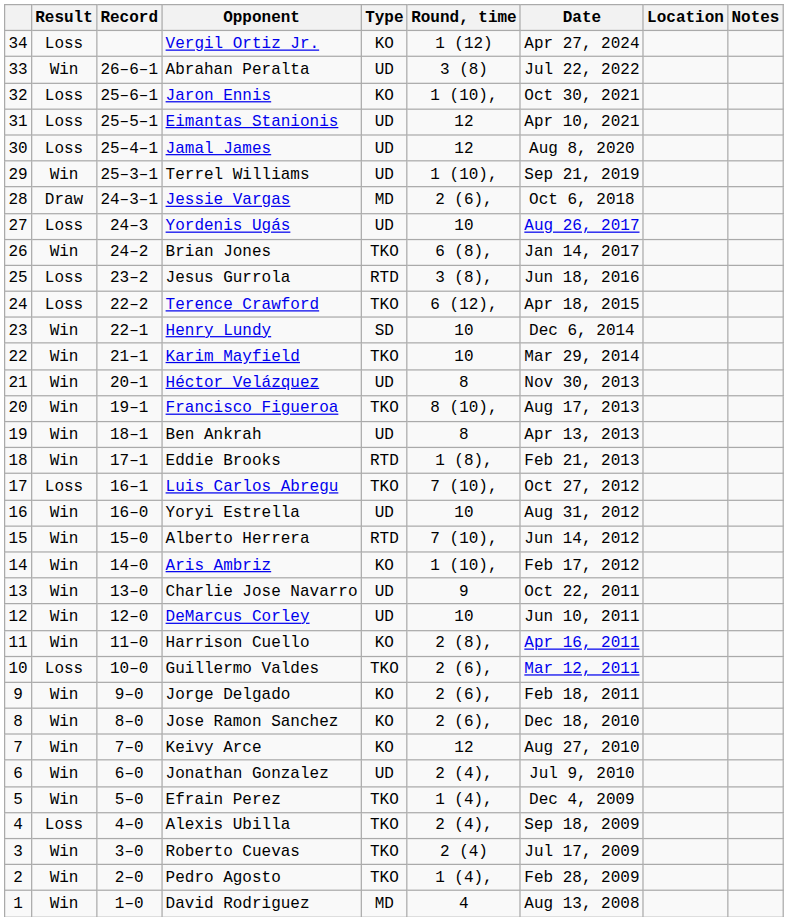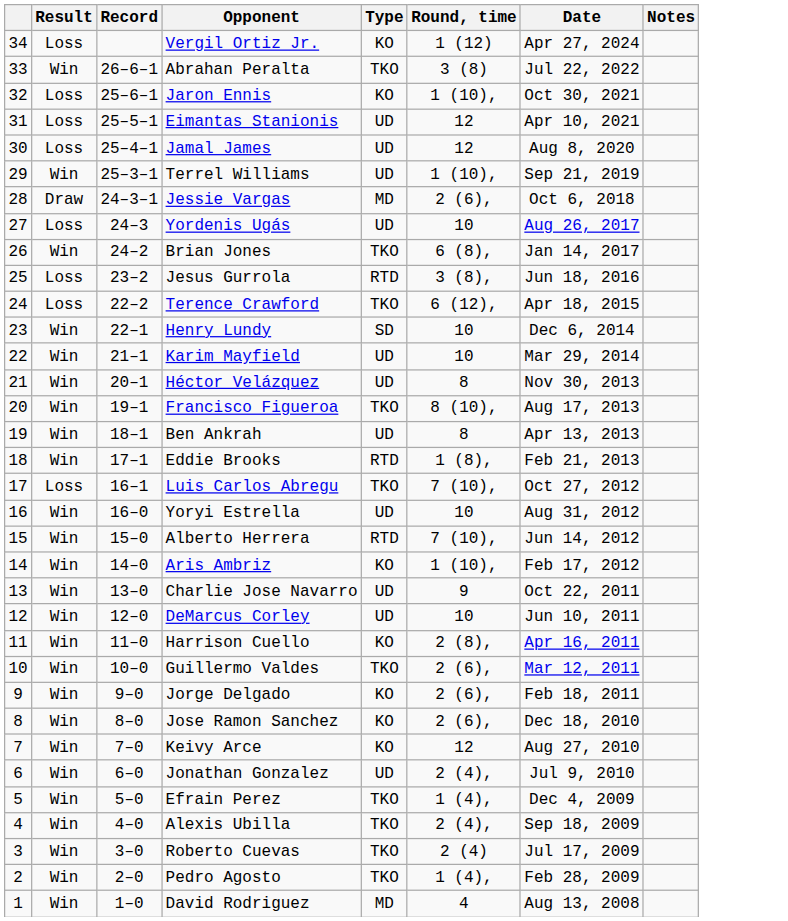- column: (685, 18)
(384, 70) UD -> (384, 70) TKO
(384, 356) TKO -> (384, 356) UD
(64, 669) Loss -> (64, 669) Win
(64, 826) Loss -> (64, 826) Win
